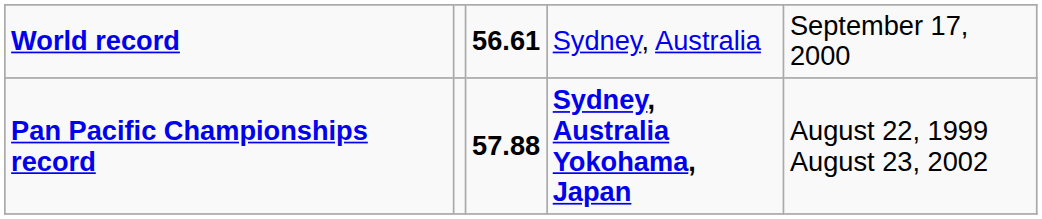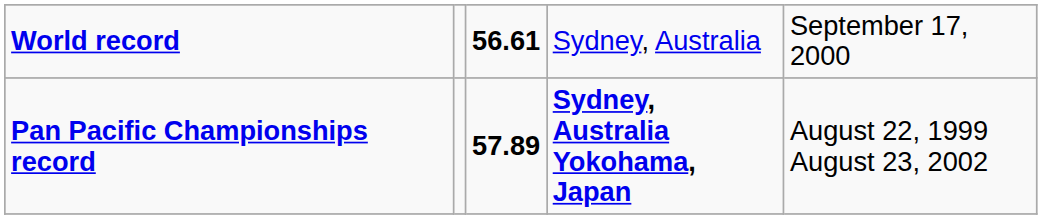(506, 145) 57.88 -> (506, 145) 57.89
